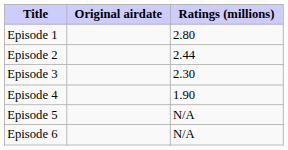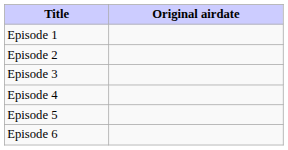- column: (226, 14)
